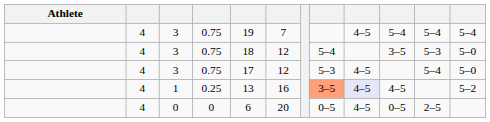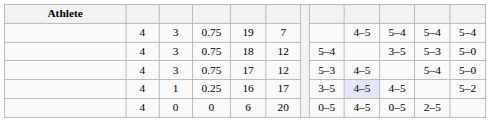(248, 89) 13 -> (248, 89) 16
(283, 89) 16 -> (283, 89) 17
(327, 89) lightsalmon background -> (327, 89) no background
